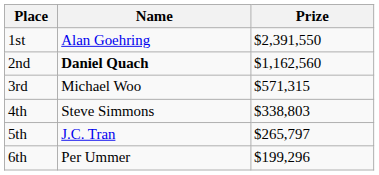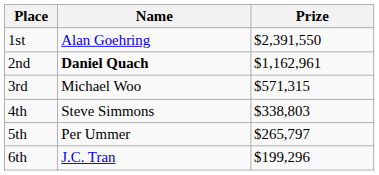(288, 63) $1,162,560 -> (288, 63) $1,162,961
(88, 134) J.C. Tran -> (96, 134) Per Ummer
(96, 157) Per Ummer -> (88, 157) J.C. Tran
